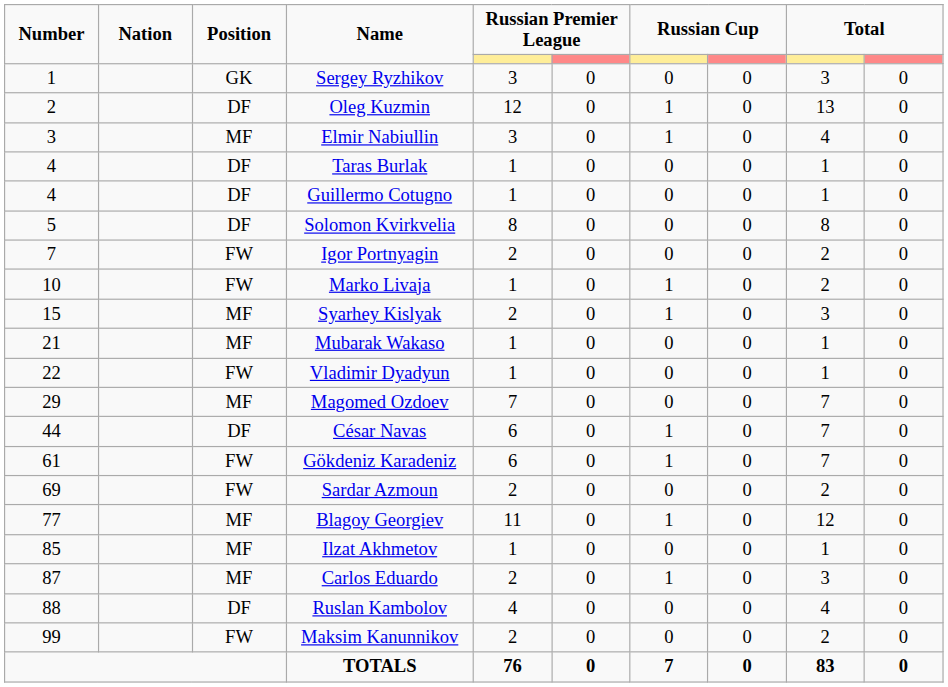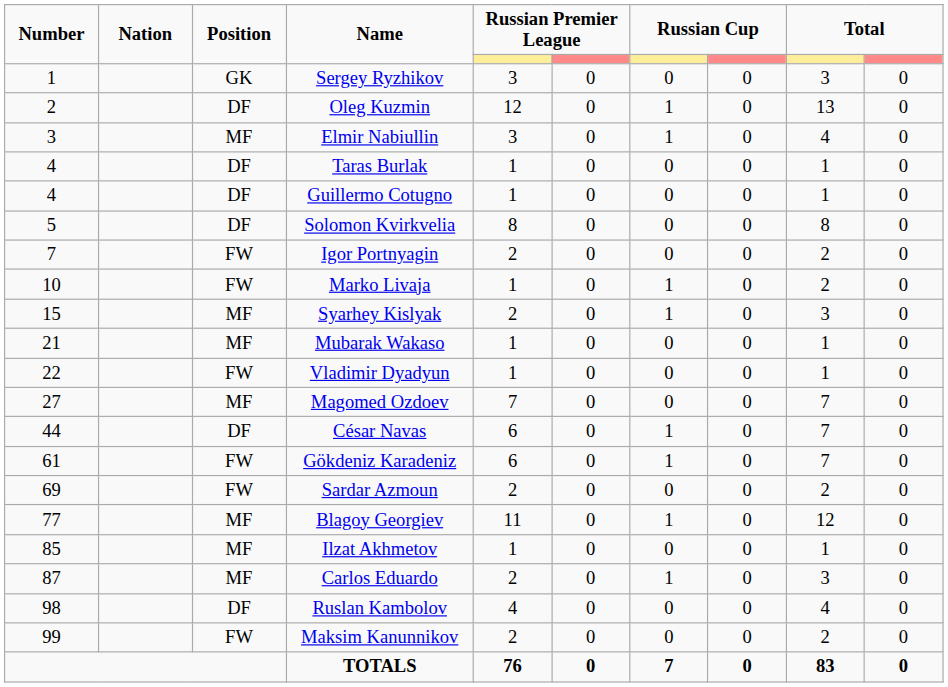(51, 401) 29 -> (51, 401) 27
(51, 607) 88 -> (51, 607) 98
